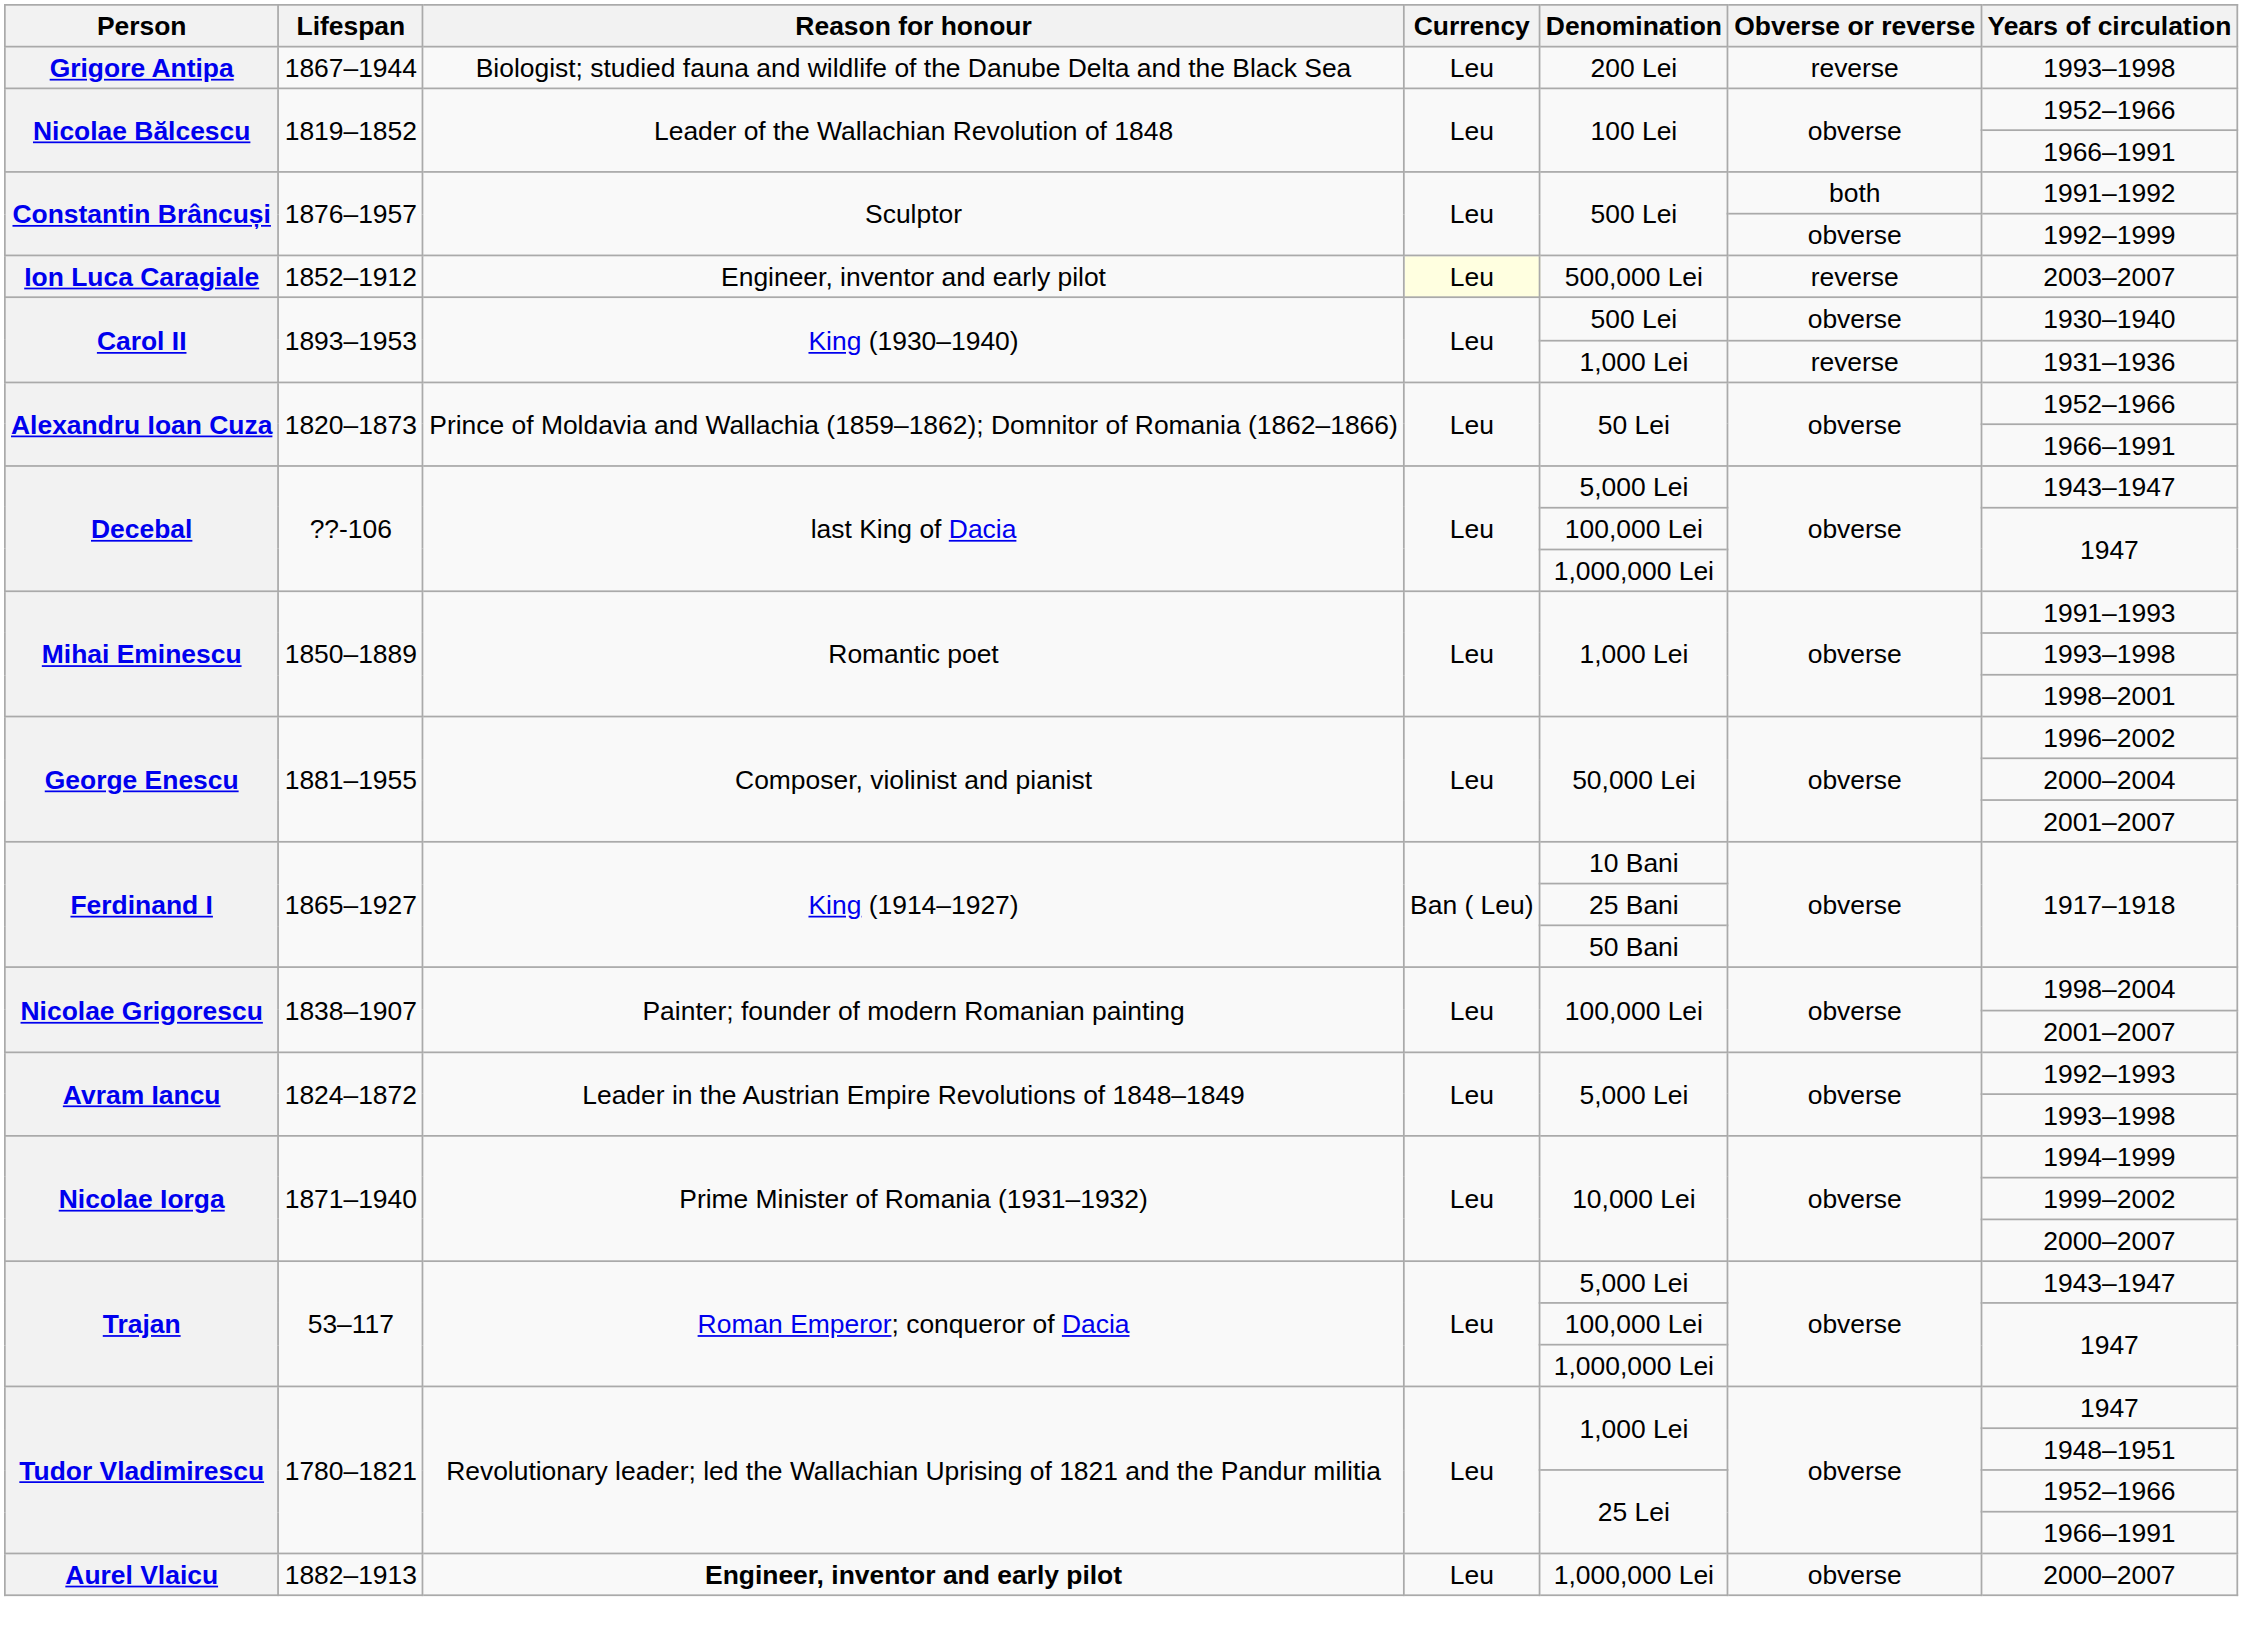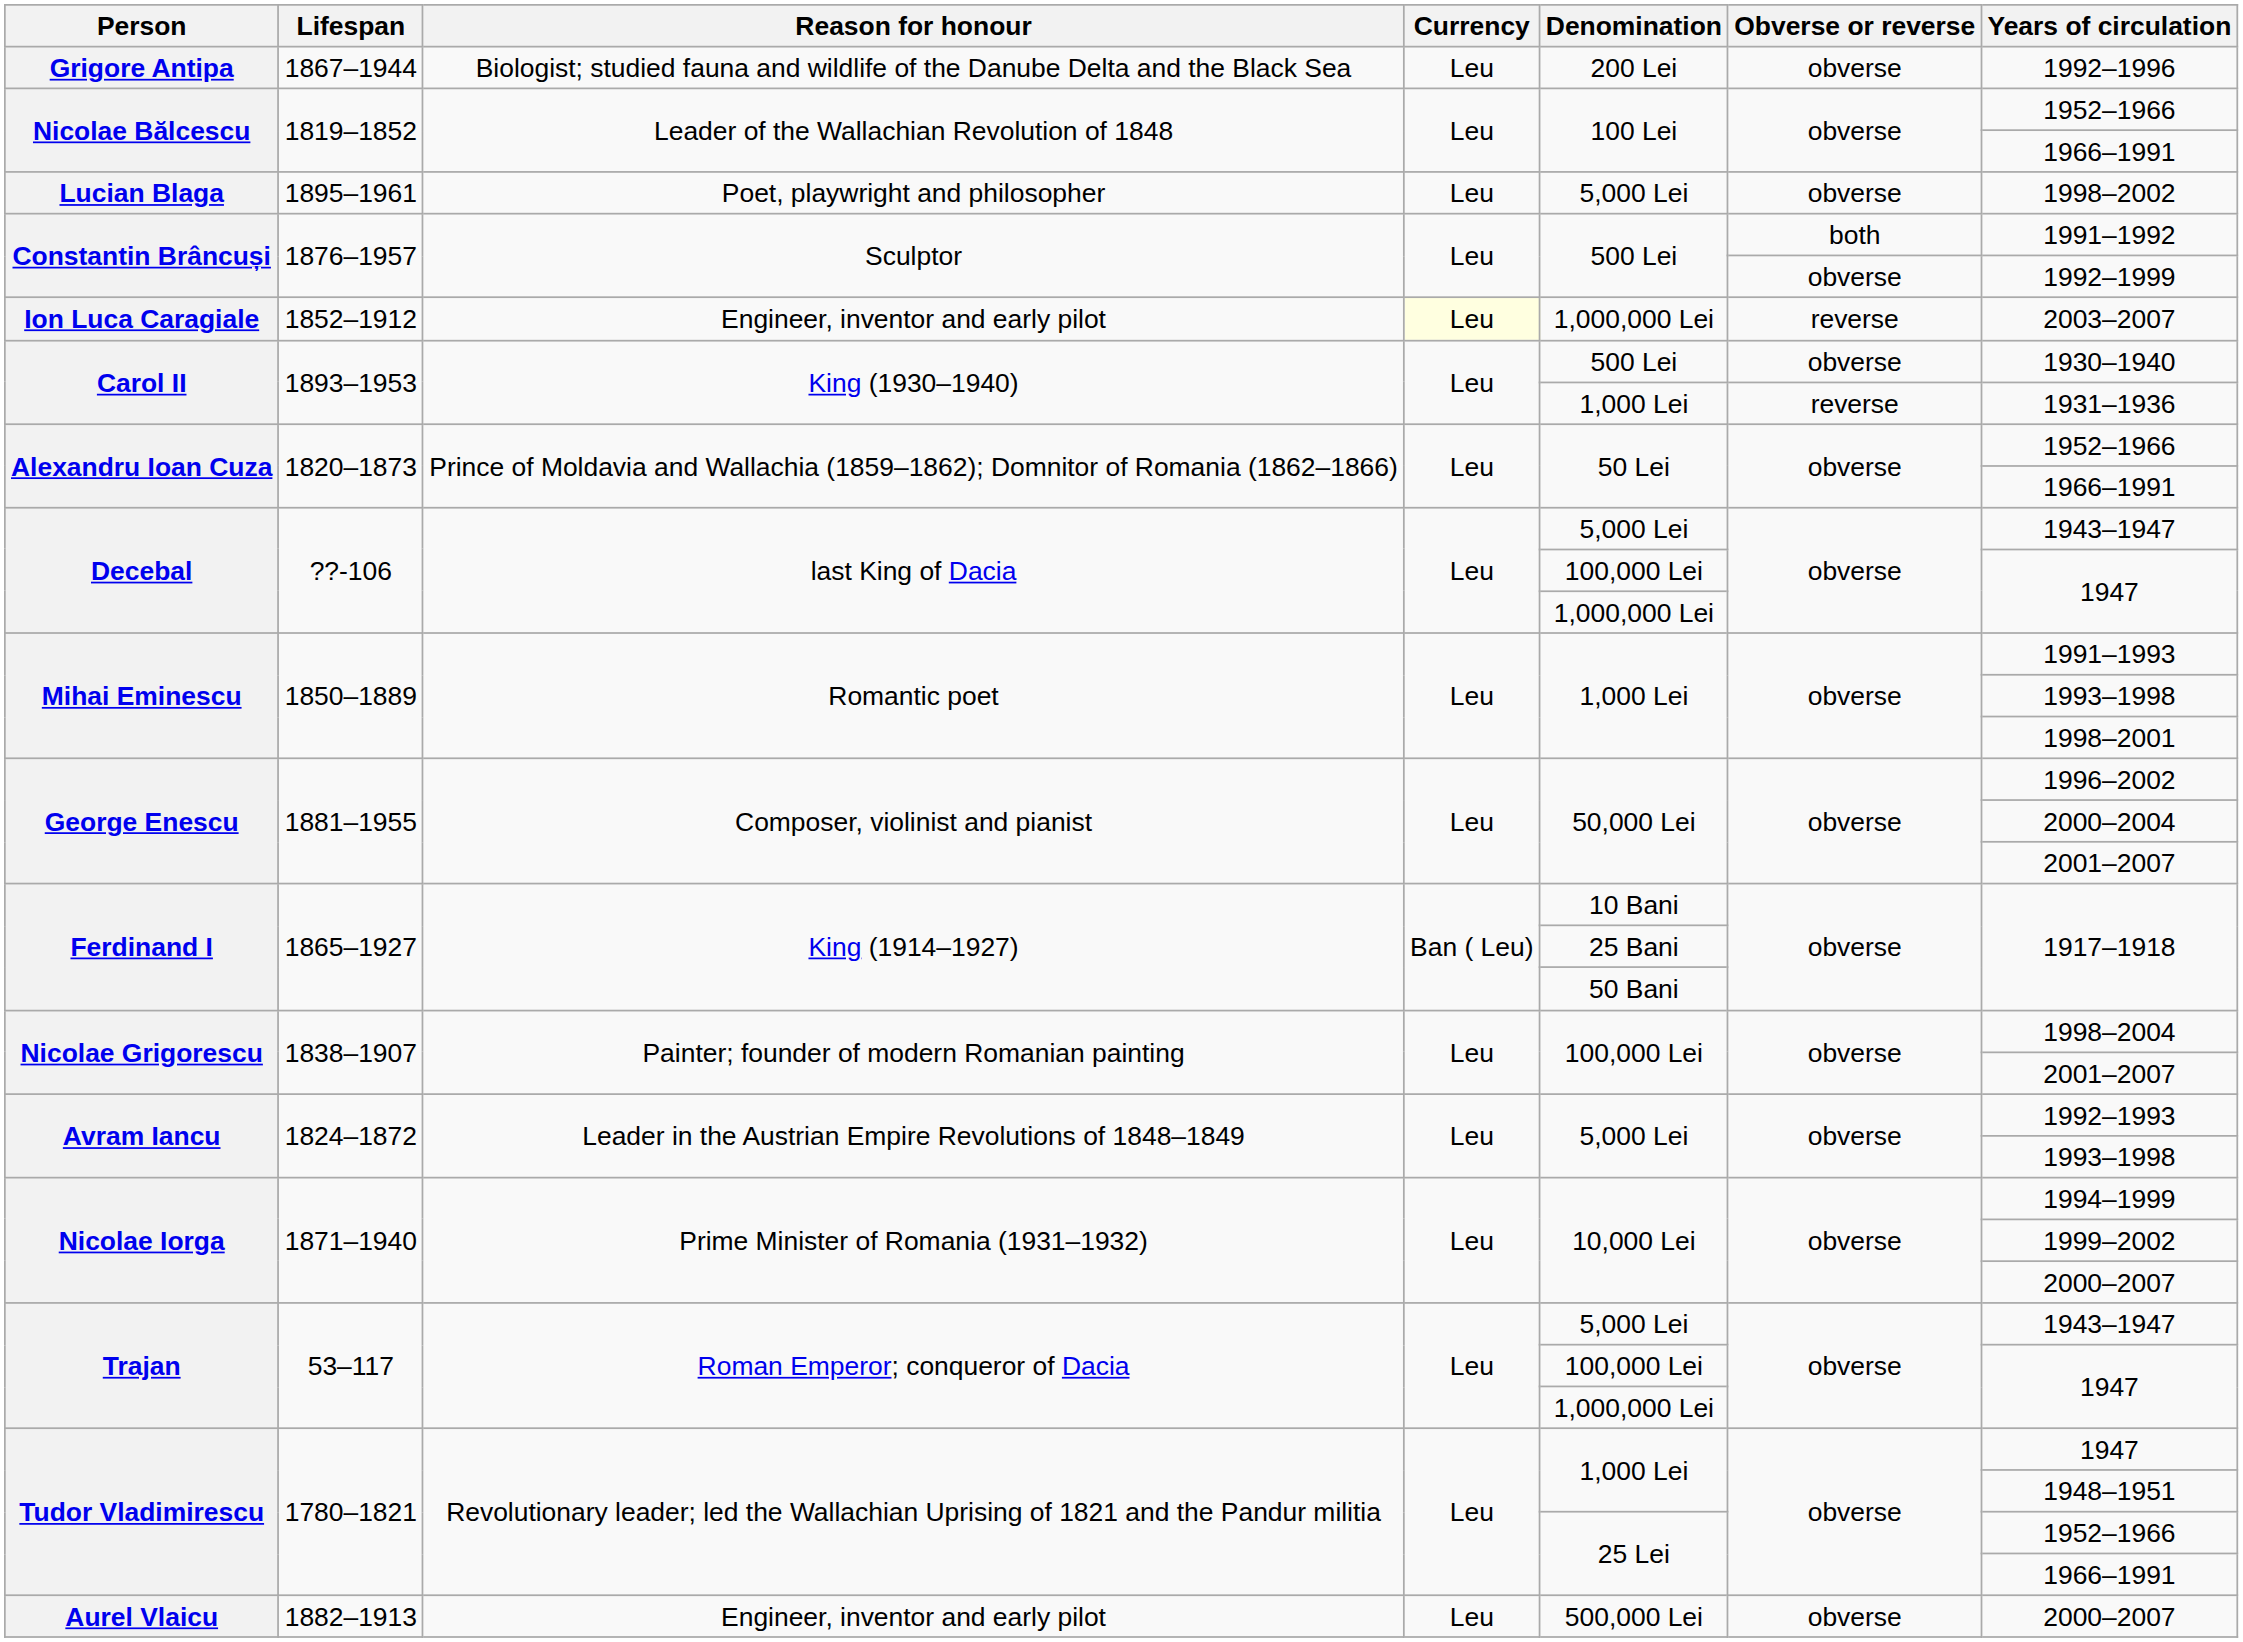(1855, 68) reverse -> (1855, 68) obverse
(2109, 68) 1993–1998 -> (2109, 68) 1992–1996
+ row: (142, 193)
(1634, 277) 500,000 Lei -> (1634, 319) 1,000,000 Lei
(914, 1575) bold -> (914, 1617) normal
(1634, 1575) 1,000,000 Lei -> (1634, 1617) 500,000 Lei
